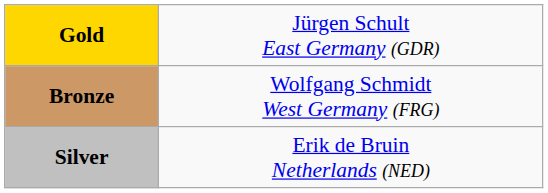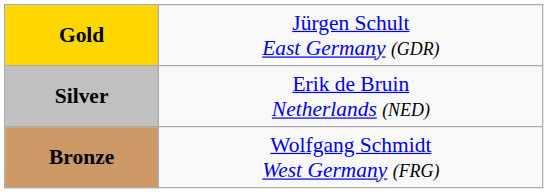rows swapped: (82, 156) <-> (82, 95)
